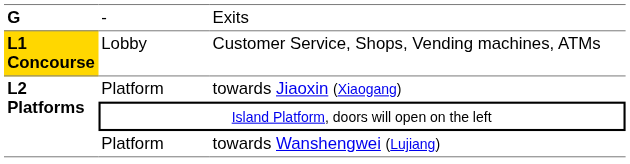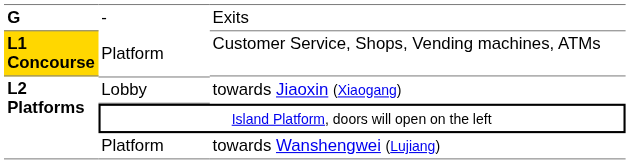(124, 43) Lobby -> (132, 53) Platform
(132, 89) Platform -> (124, 90) Lobby
